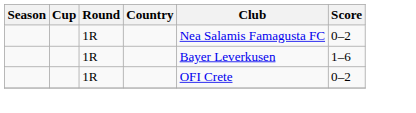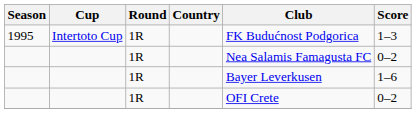+ row: (21, 35)
